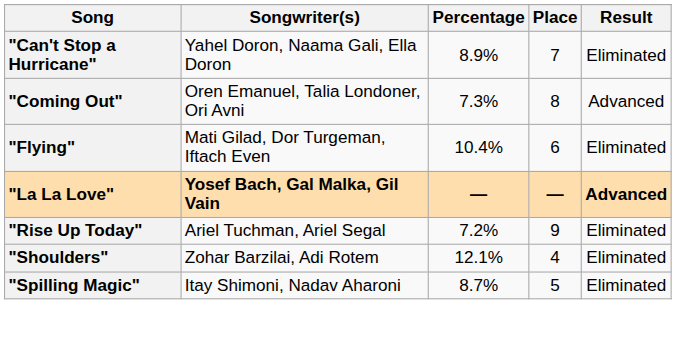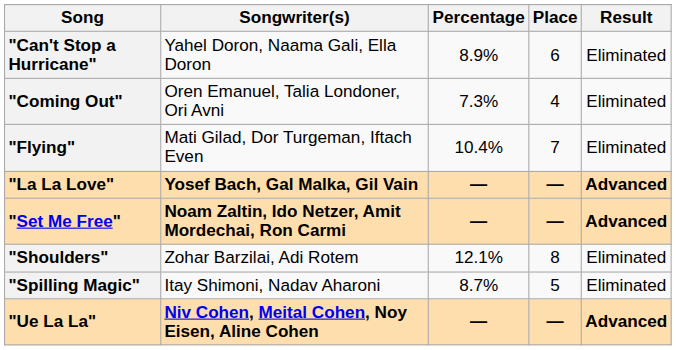(555, 54) 7 -> (555, 54) 6
(555, 101) 8 -> (555, 101) 4
(626, 101) Advanced -> (626, 101) Eliminated
(555, 147) 6 -> (555, 147) 7
- row: (75, 230)
+ row: (65, 221)
(555, 258) 4 -> (555, 258) 8
+ row: (52, 321)
